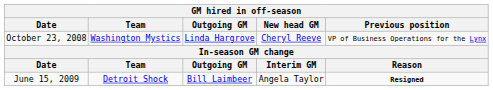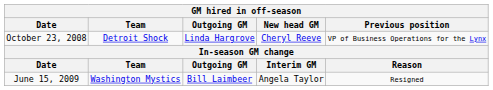(135, 38) Washington Mystics -> (135, 38) Detroit Shock
(135, 79) Detroit Shock -> (135, 79) Washington Mystics
(407, 79) bold -> (407, 80) normal
